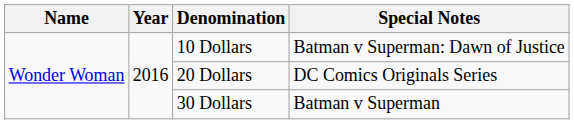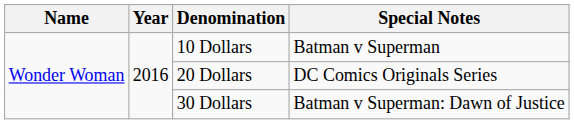(429, 47) Batman v Superman: Dawn of Justice -> (367, 47) Batman v Superman
(367, 103) Batman v Superman -> (429, 103) Batman v Superman: Dawn of Justice
